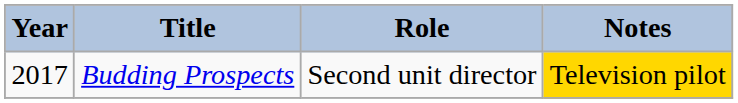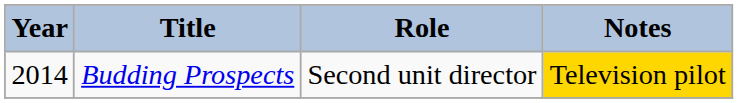(40, 74) 2017 -> (40, 74) 2014
